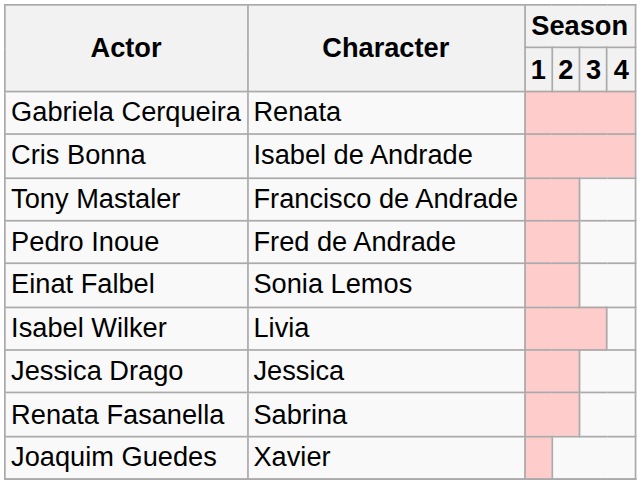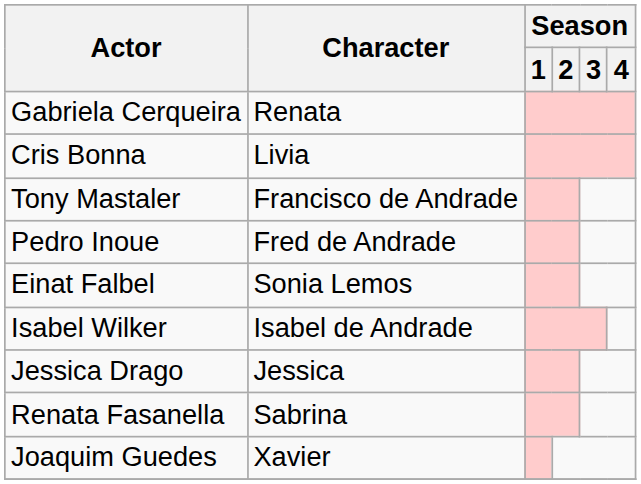(363, 155) Isabel de Andrade -> (281, 155) Livia
(281, 328) Livia -> (363, 328) Isabel de Andrade
